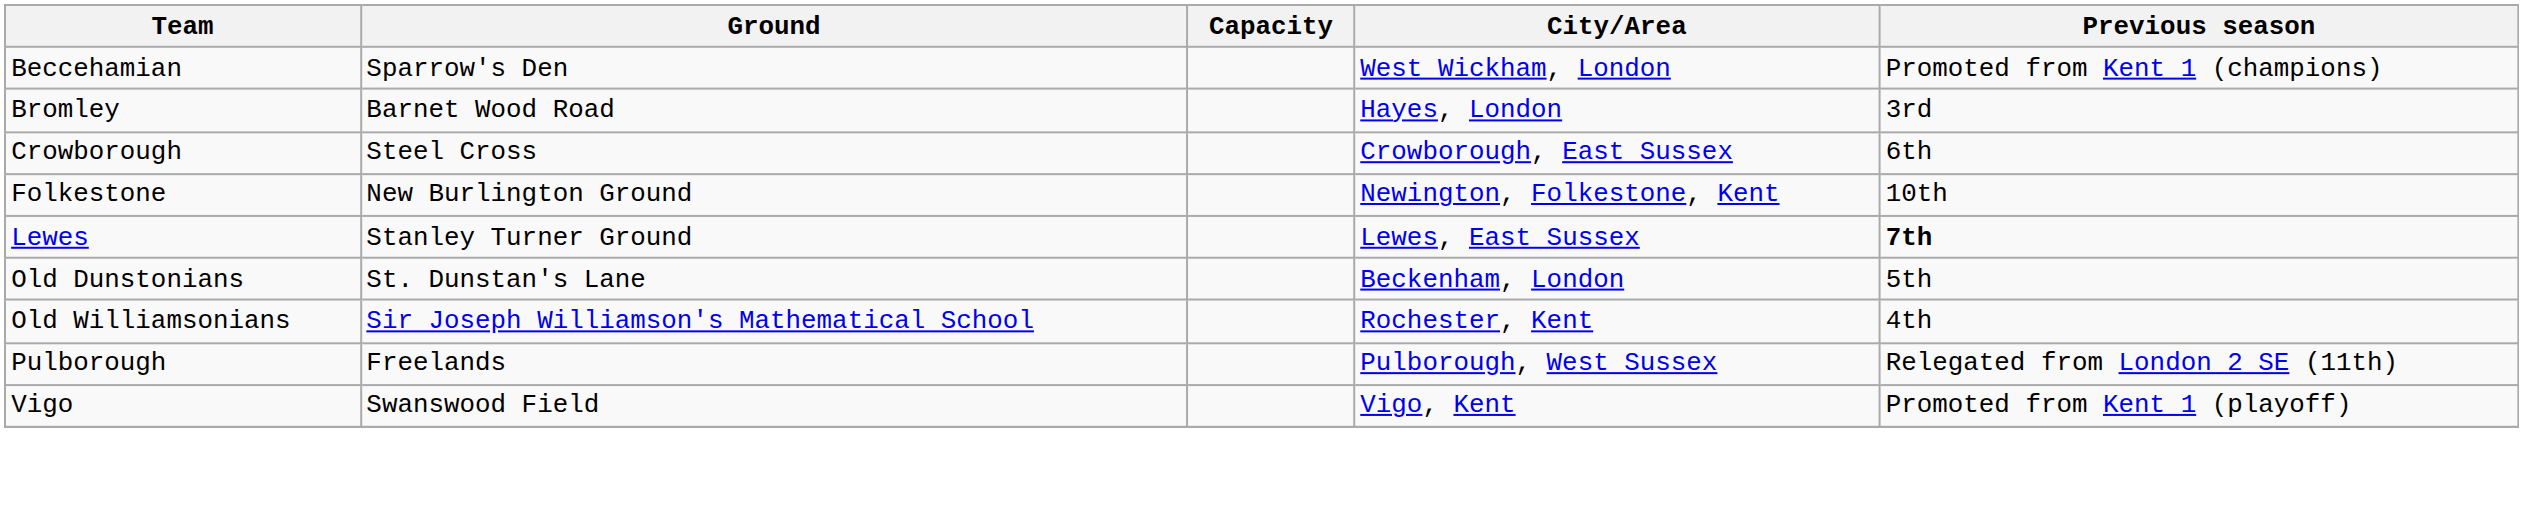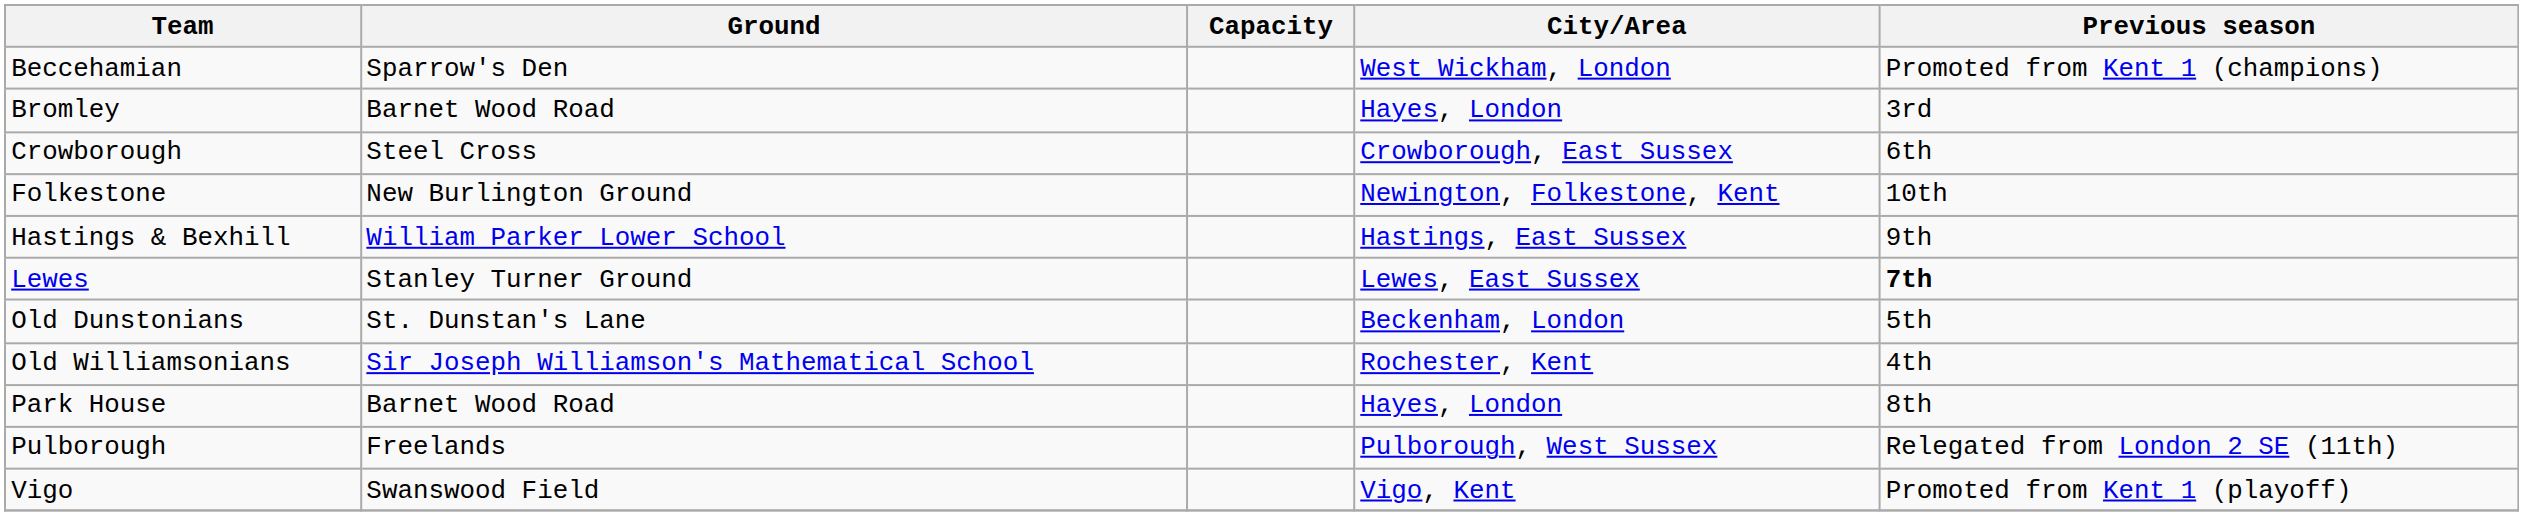+ row: (151, 237)
+ row: (89, 406)
